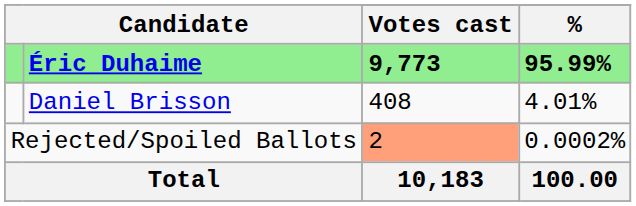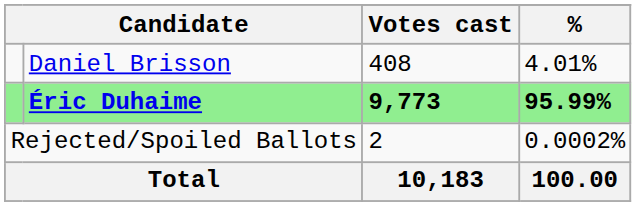rows swapped: (115, 64) <-> (130, 103)
(376, 142) lightsalmon background -> (376, 142) no background
